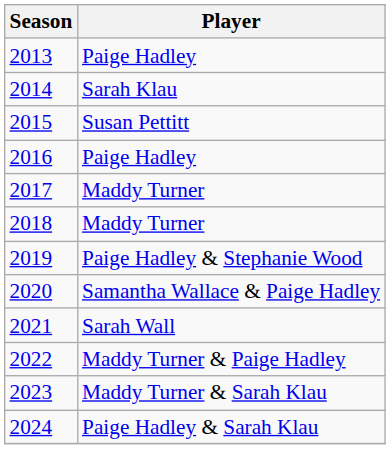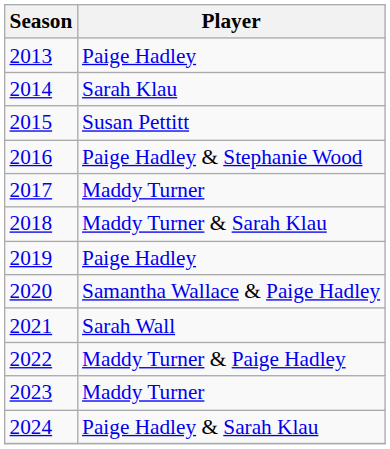(139, 156) Paige Hadley -> (222, 156) Paige Hadley & Stephanie Wood
(143, 223) Maddy Turner -> (204, 223) Maddy Turner & Sarah Klau
(222, 257) Paige Hadley & Stephanie Wood -> (139, 257) Paige Hadley
(204, 392) Maddy Turner & Sarah Klau -> (143, 392) Maddy Turner
